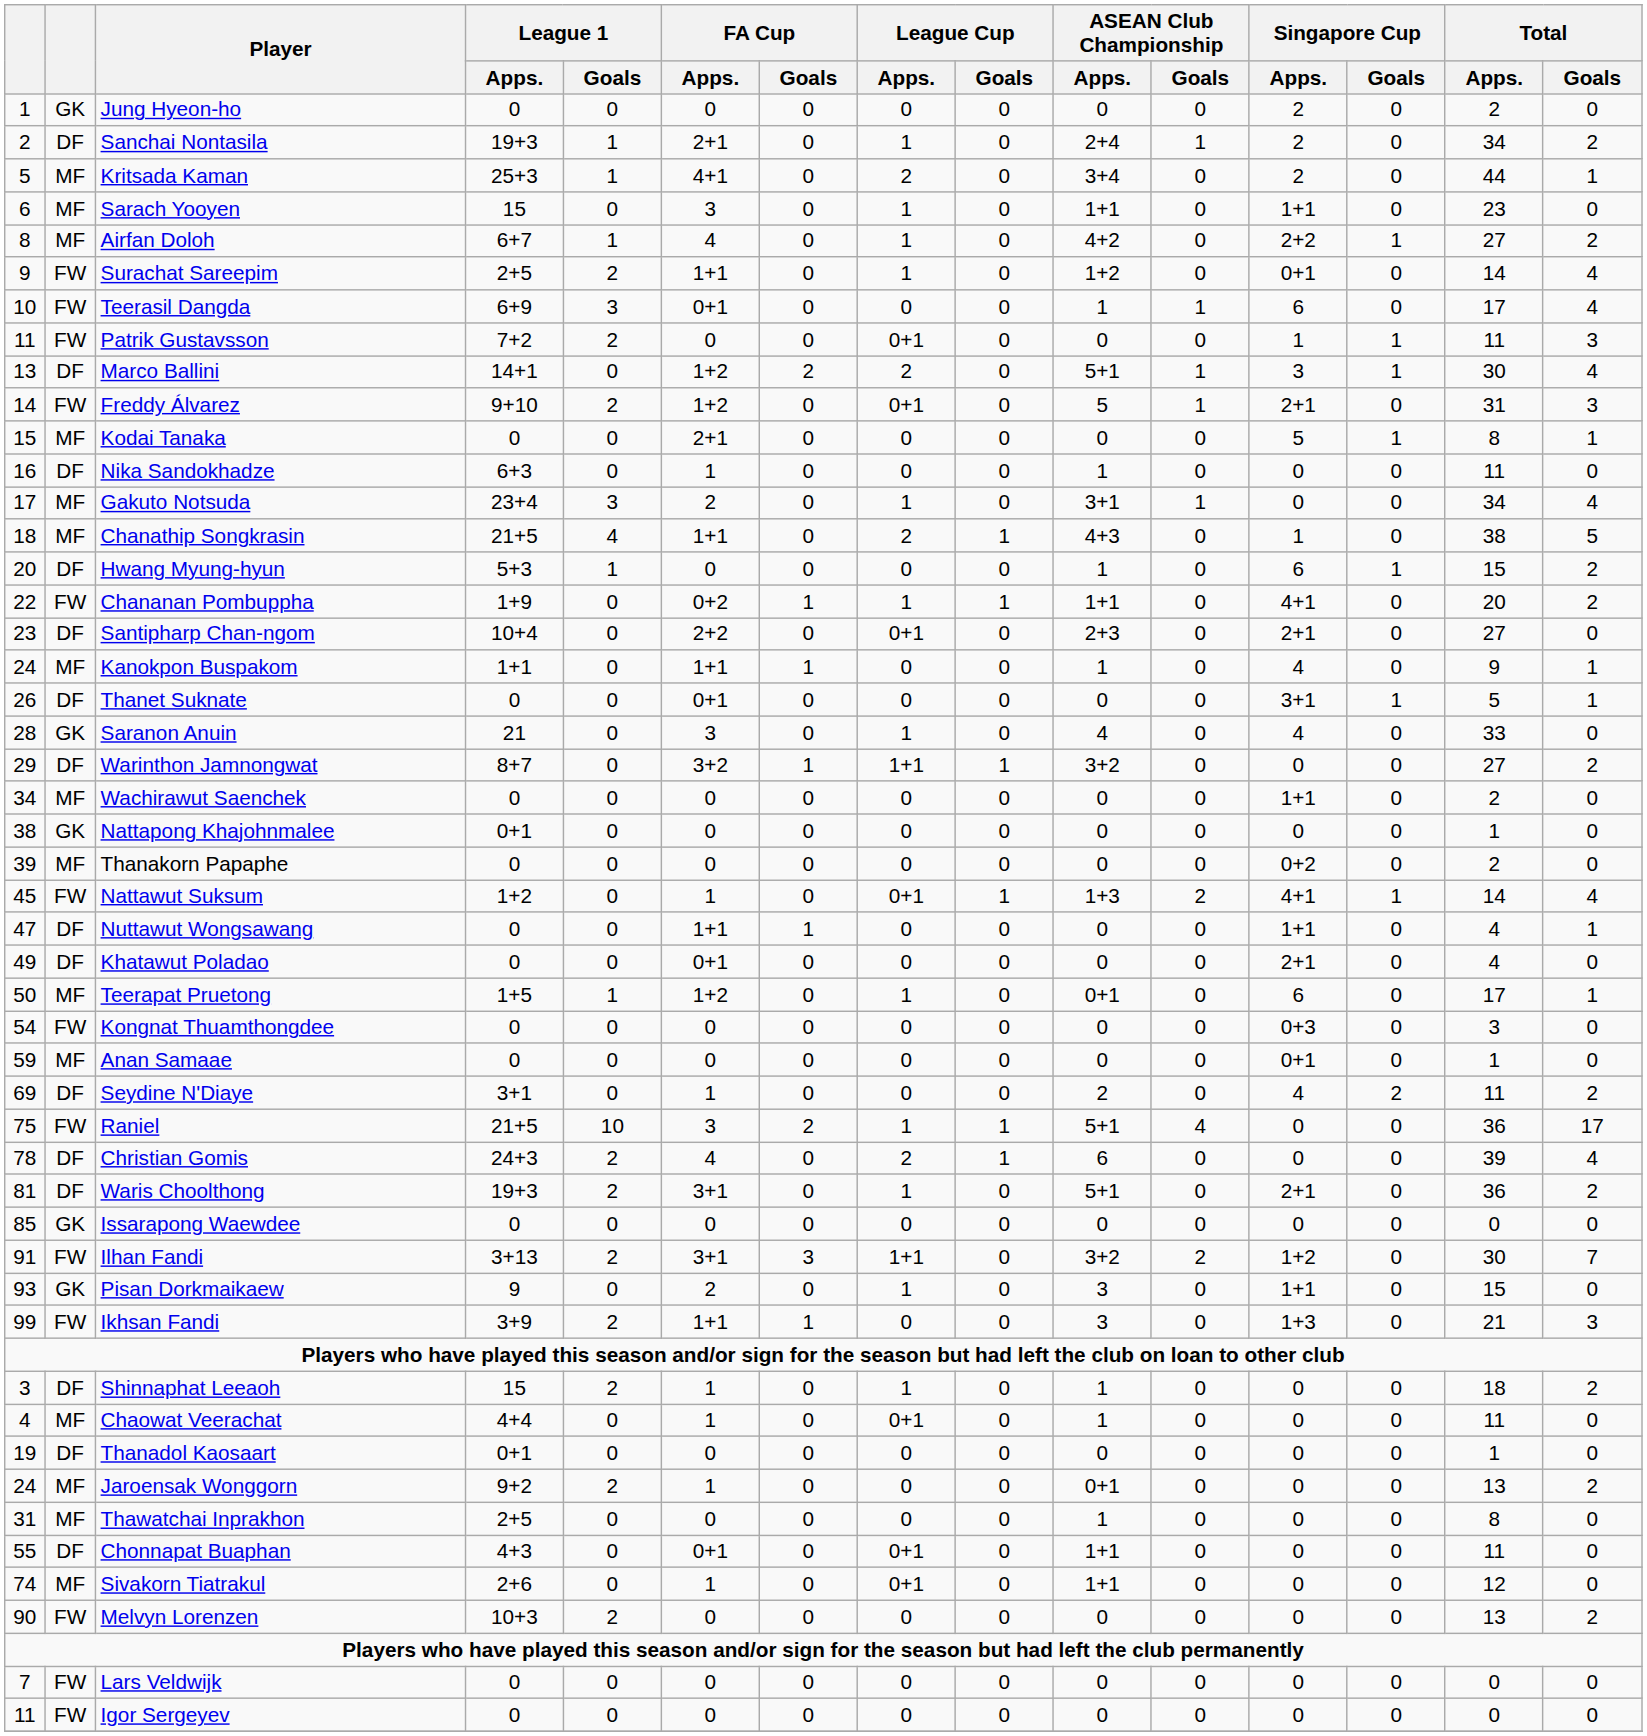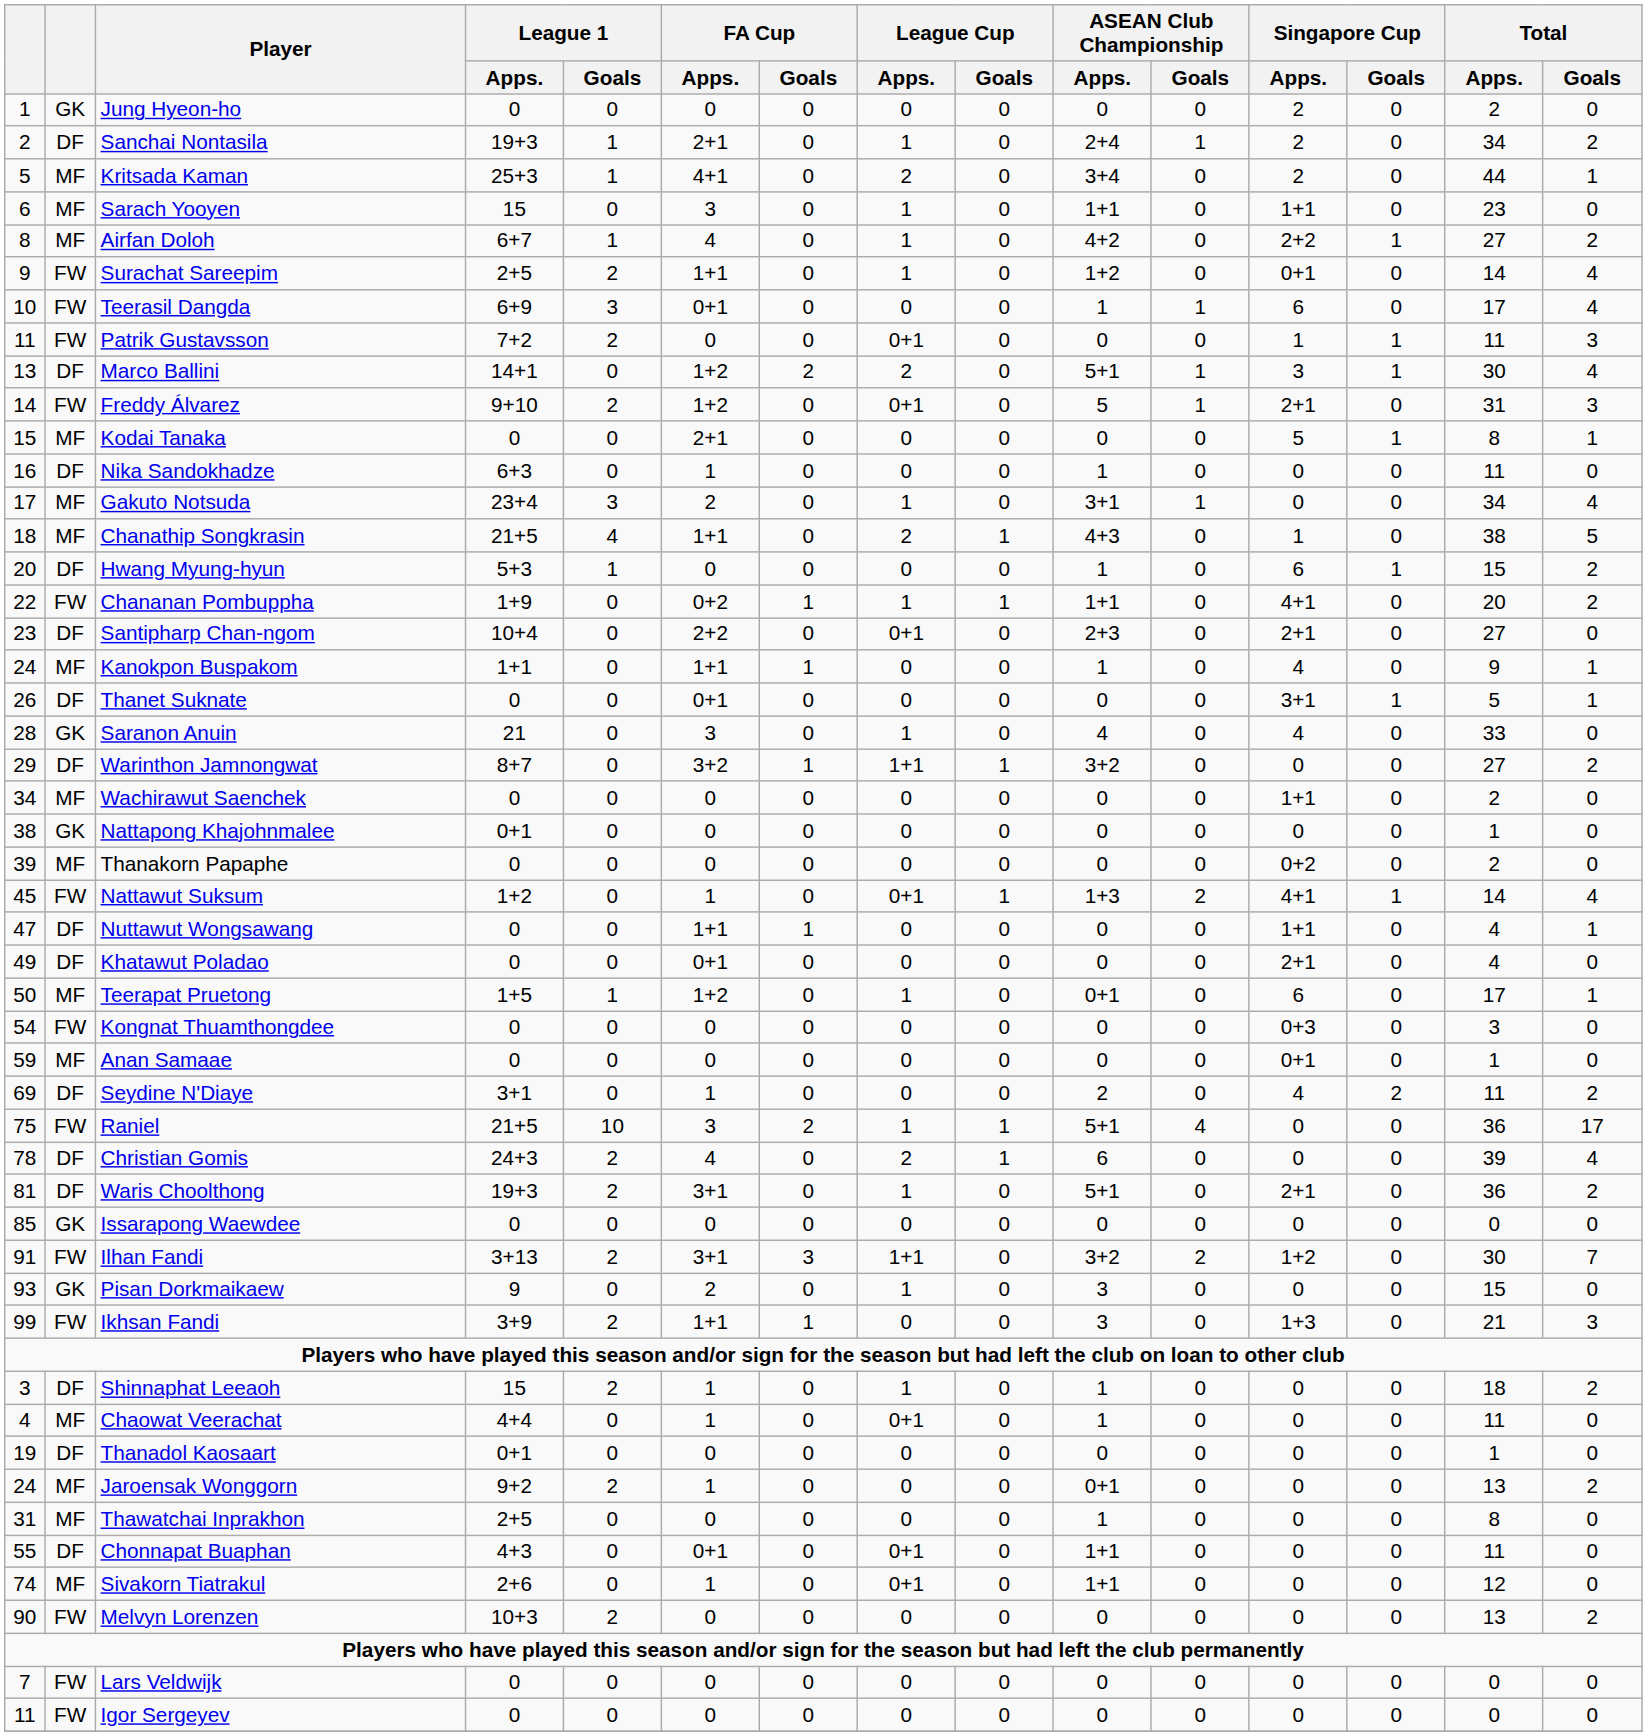(1298, 1289) 1+1 -> (1298, 1289) 0
